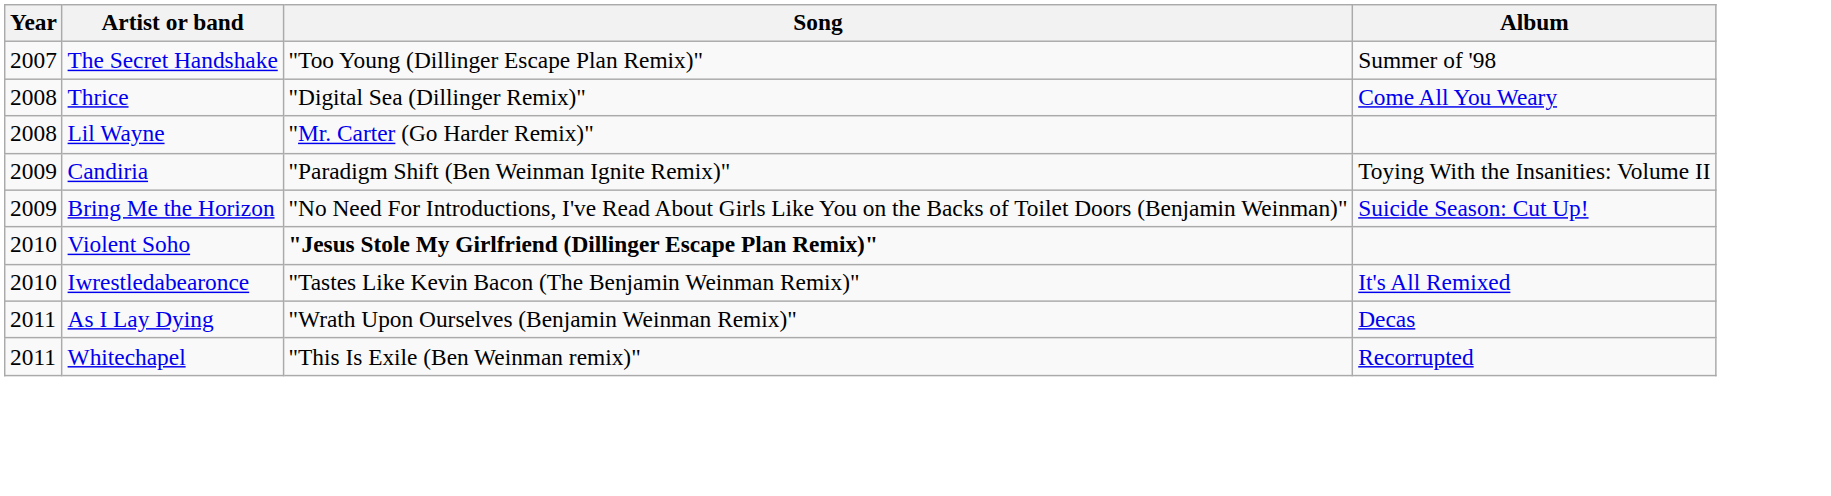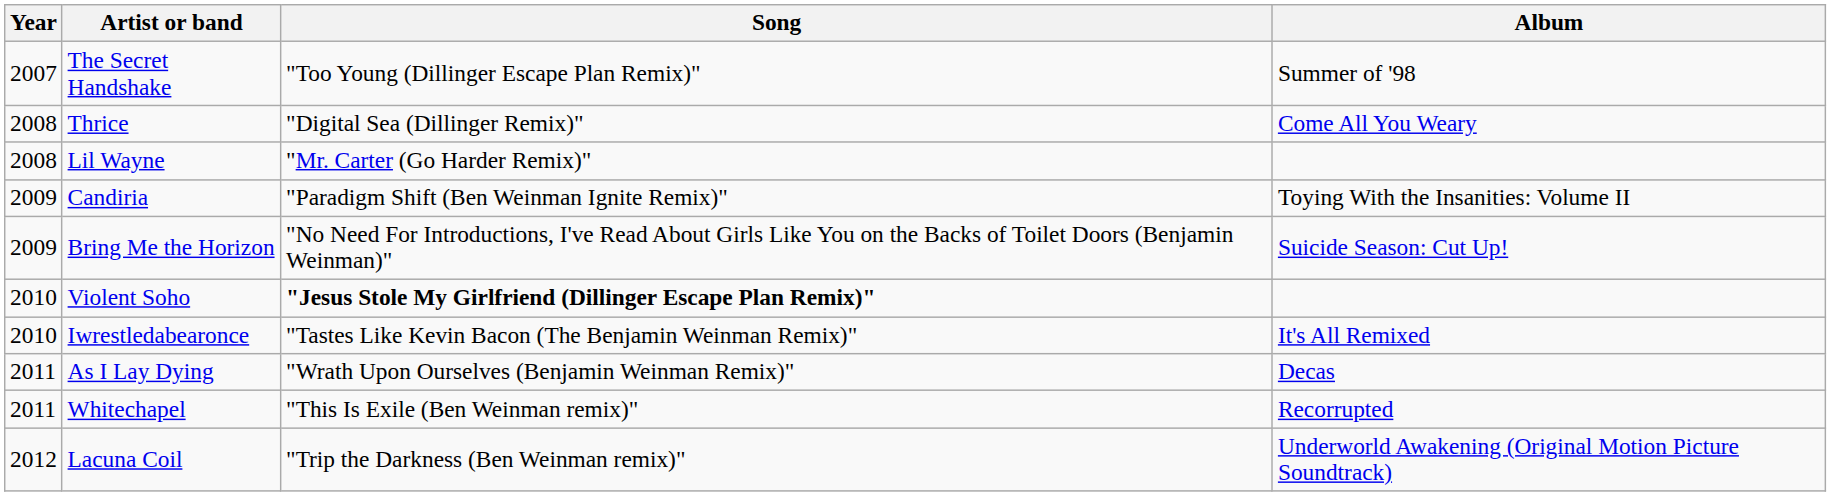+ row: (125, 459)
